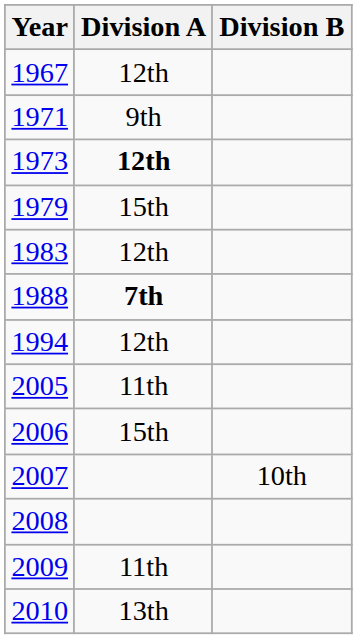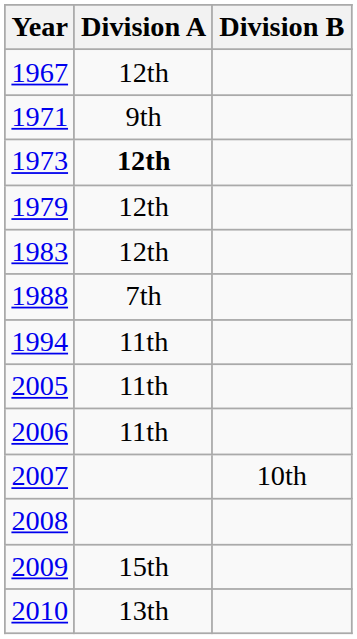(144, 206) 15th -> (144, 206) 12th
(144, 296) bold -> (144, 296) normal
(144, 341) 12th -> (144, 341) 11th
(144, 431) 15th -> (144, 431) 11th
(144, 565) 11th -> (144, 565) 15th
